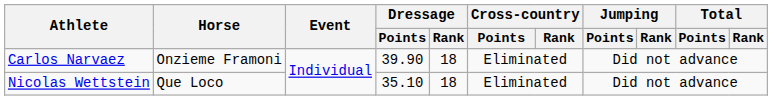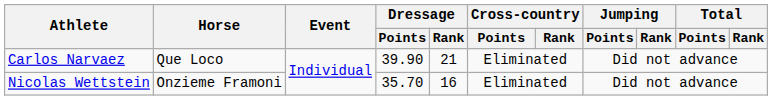(219, 60) Onzieme Framoni -> (190, 60) Que Loco
(449, 60) 18 -> (449, 60) 21
(190, 84) Que Loco -> (219, 84) Onzieme Framoni
(402, 84) 35.10 -> (402, 84) 35.70
(449, 84) 18 -> (449, 84) 16
